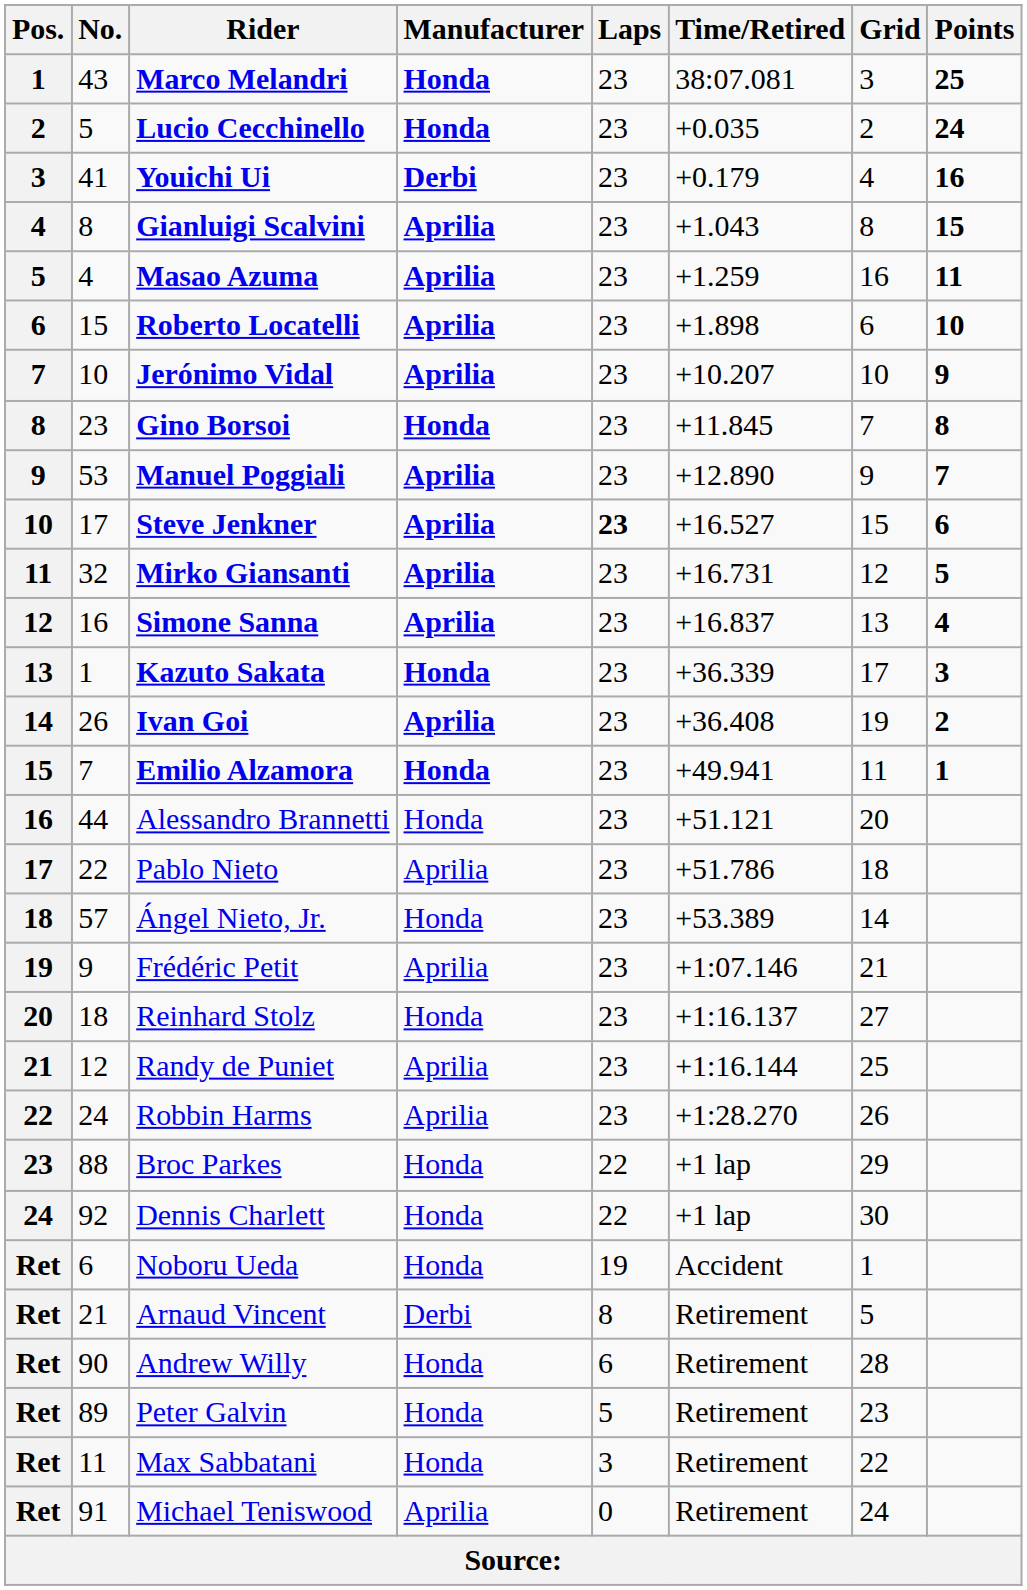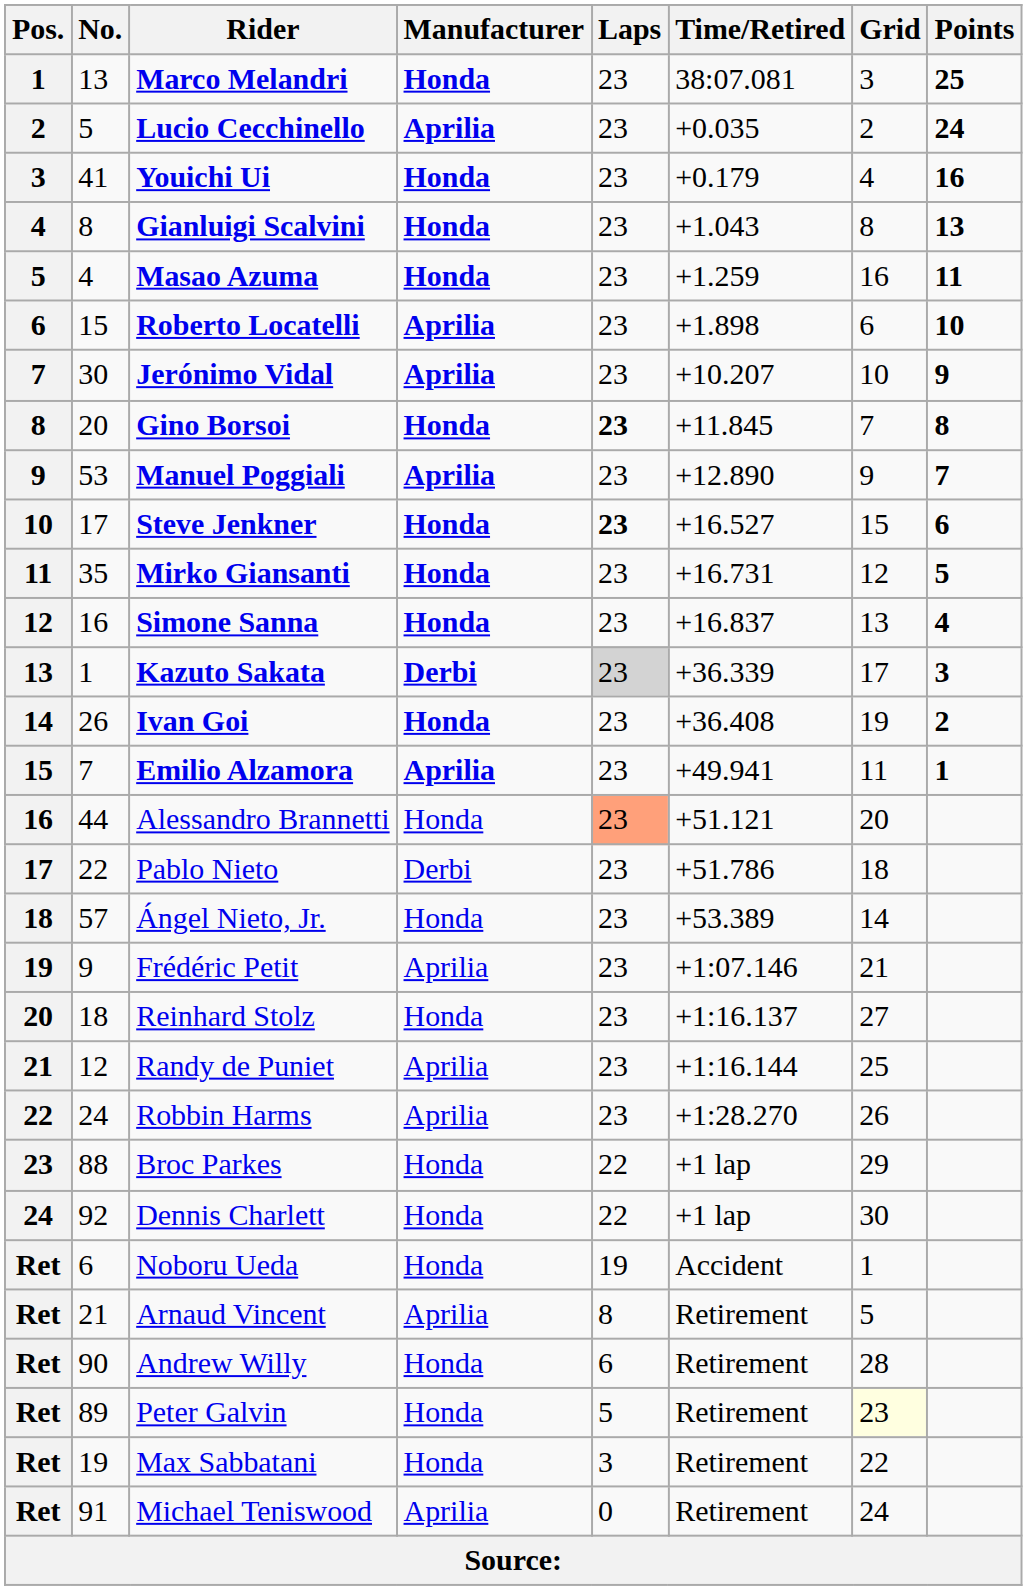(93, 78) 43 -> (93, 78) 13
(447, 128) Honda -> (449, 128) Aprilia
(440, 177) Derbi -> (447, 177) Honda
(449, 226) Aprilia -> (447, 226) Honda
(950, 226) 15 -> (950, 226) 13
(449, 276) Aprilia -> (447, 276) Honda
(93, 374) 10 -> (93, 374) 30
(93, 424) 23 -> (93, 424) 20
(613, 424) normal -> (613, 424) bold
(449, 523) Aprilia -> (447, 523) Honda
(93, 572) 32 -> (93, 572) 35
(449, 572) Aprilia -> (447, 572) Honda
(449, 621) Aprilia -> (447, 621) Honda
(447, 671) Honda -> (440, 671) Derbi
(613, 671) no background -> (613, 671) lightgrey background
(449, 720) Aprilia -> (447, 720) Honda
(447, 769) Honda -> (449, 769) Aprilia
(613, 819) no background -> (613, 819) lightsalmon background
(446, 868) Aprilia -> (438, 868) Derbi
(438, 1313) Derbi -> (446, 1313) Aprilia
(874, 1411) no background -> (874, 1411) lightyellow background
(93, 1461) 11 -> (93, 1461) 19
